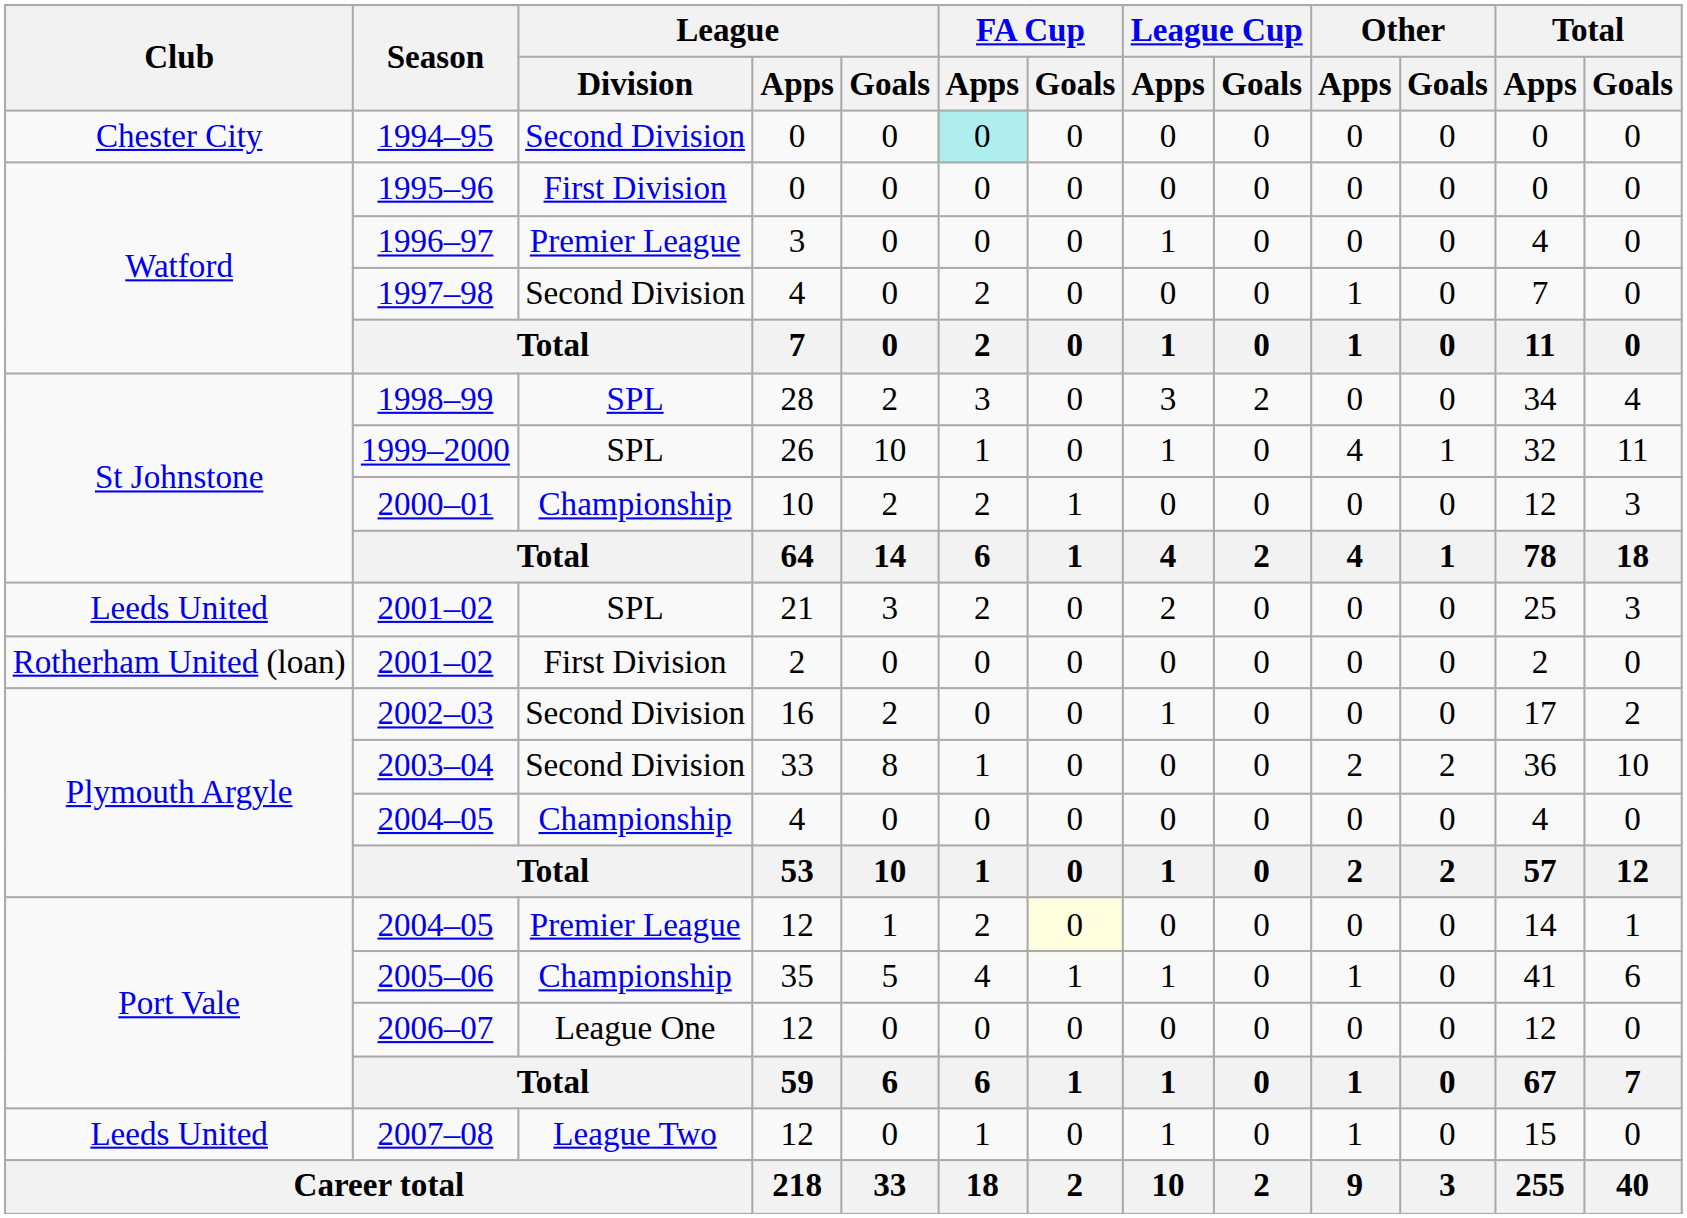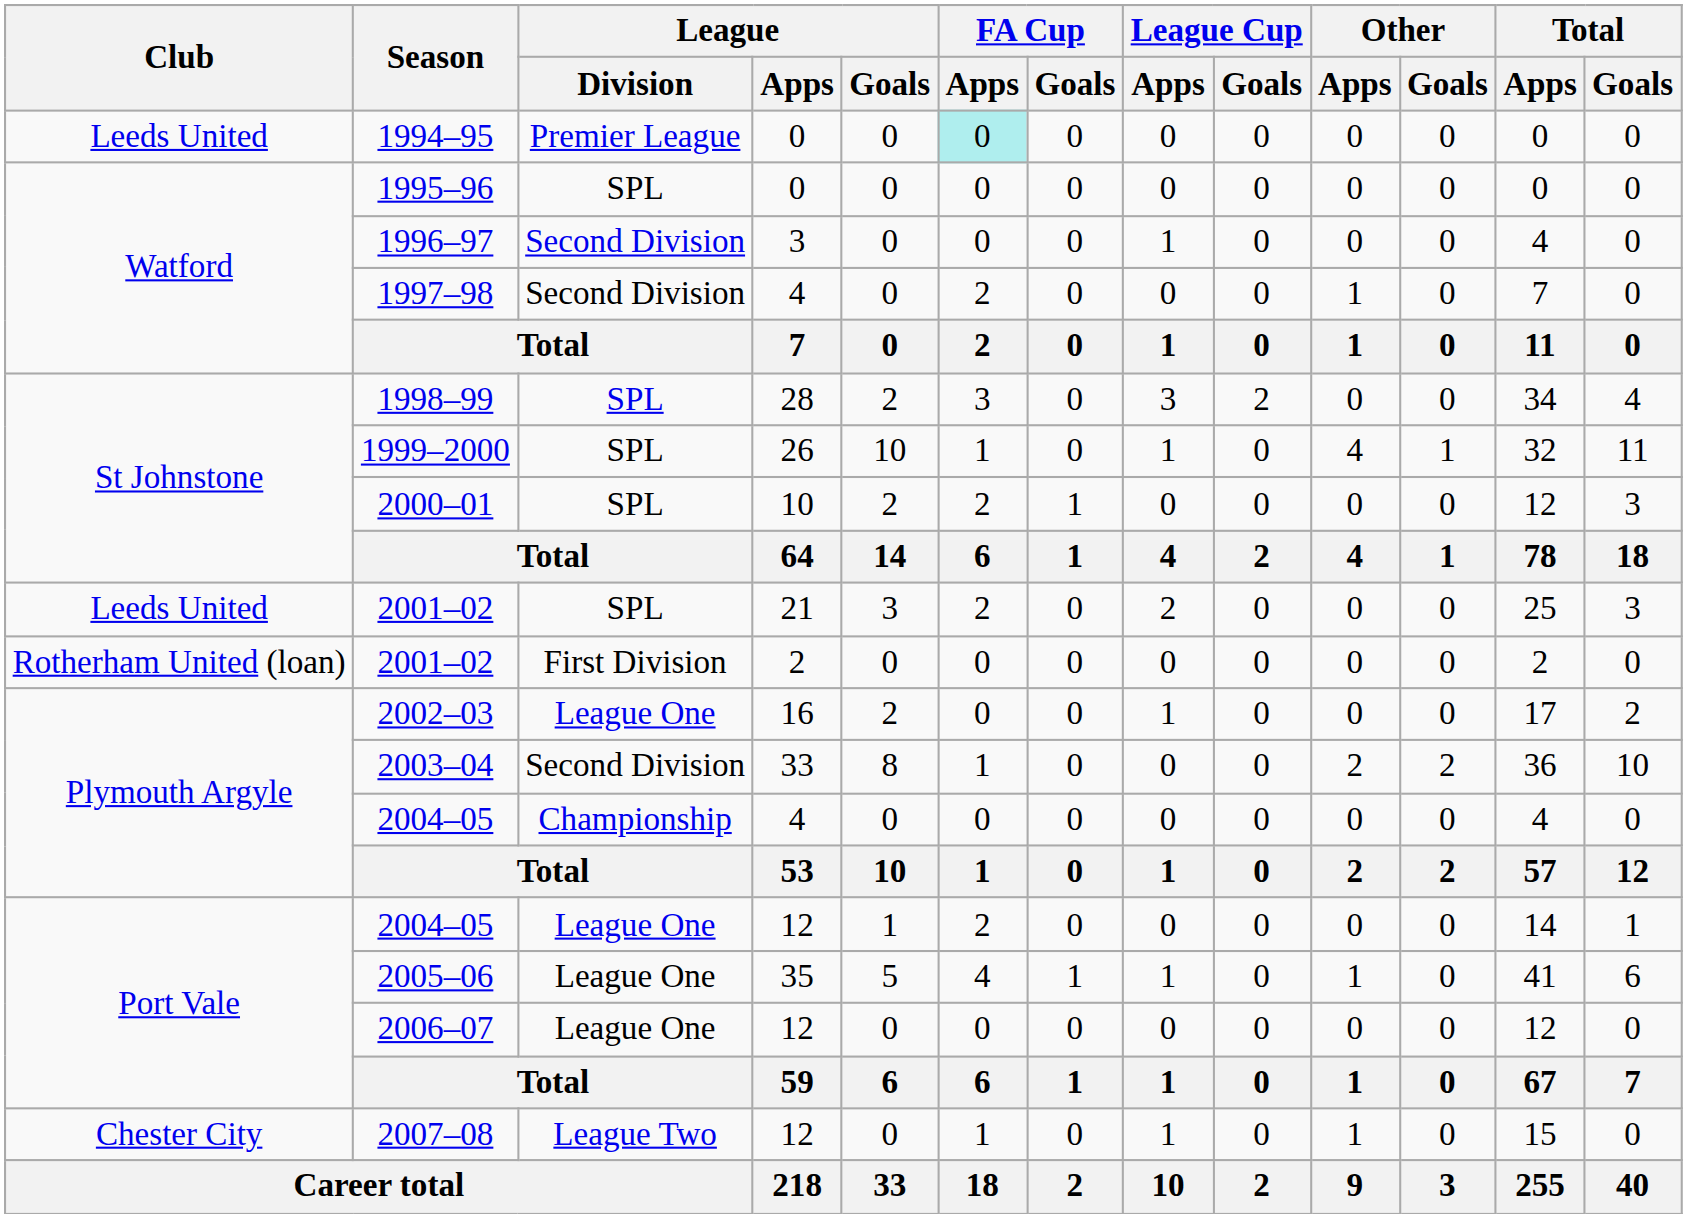(179, 135) Chester City -> (179, 135) Leeds United
(635, 135) Second Division -> (635, 135) Premier League
(635, 188) First Division -> (635, 188) SPL
(635, 240) Premier League -> (635, 240) Second Division
(635, 503) Championship -> (635, 503) SPL
(635, 713) Second Division -> (635, 713) League One
(635, 923) Premier League -> (635, 923) League One
(1075, 923) lightyellow background -> (1075, 923) no background
(635, 976) Championship -> (635, 976) League One
(179, 1133) Leeds United -> (179, 1133) Chester City
